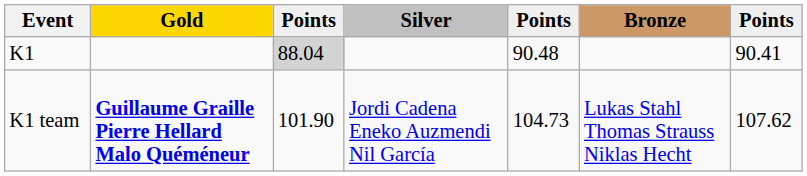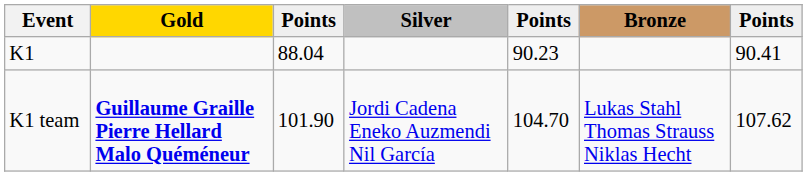(301, 53) lightgrey background -> (301, 53) no background
(536, 53) 90.48 -> (536, 53) 90.23
(541, 120) 104.73 -> (541, 120) 104.70
